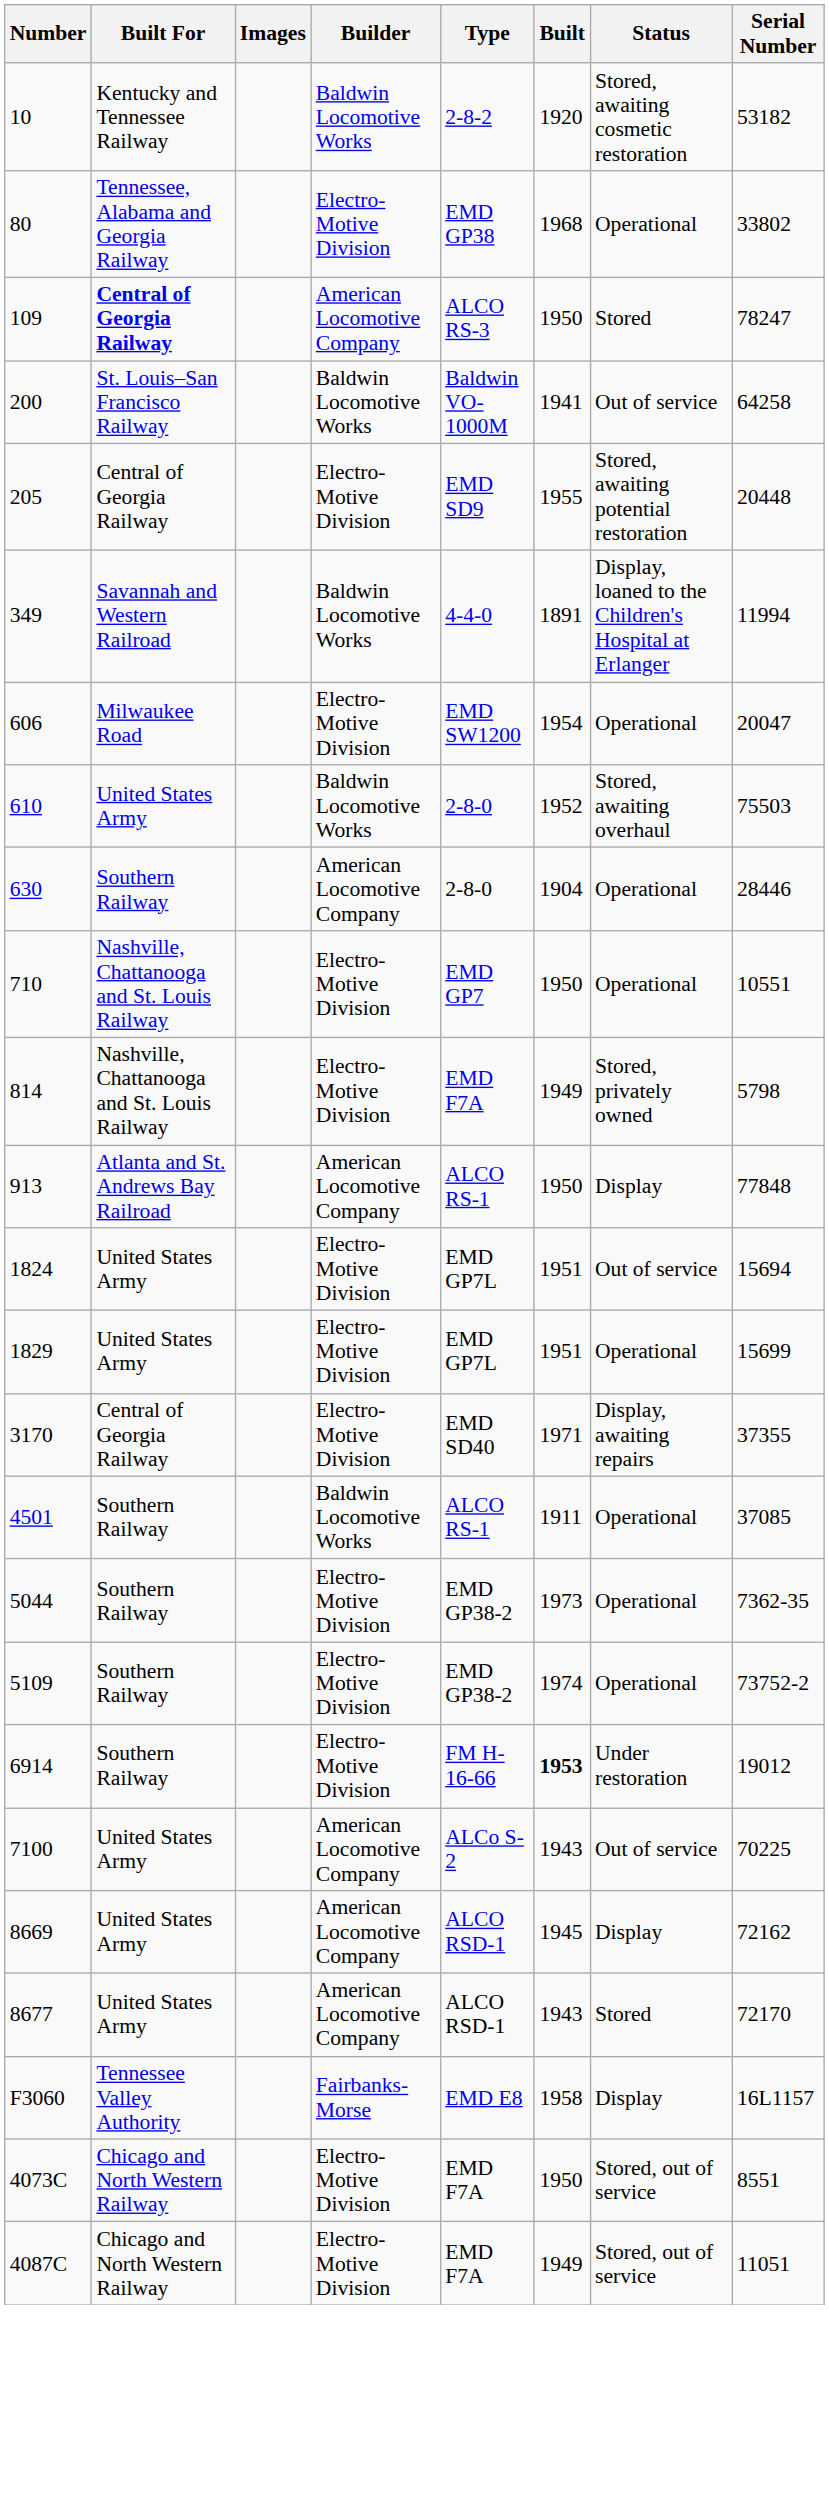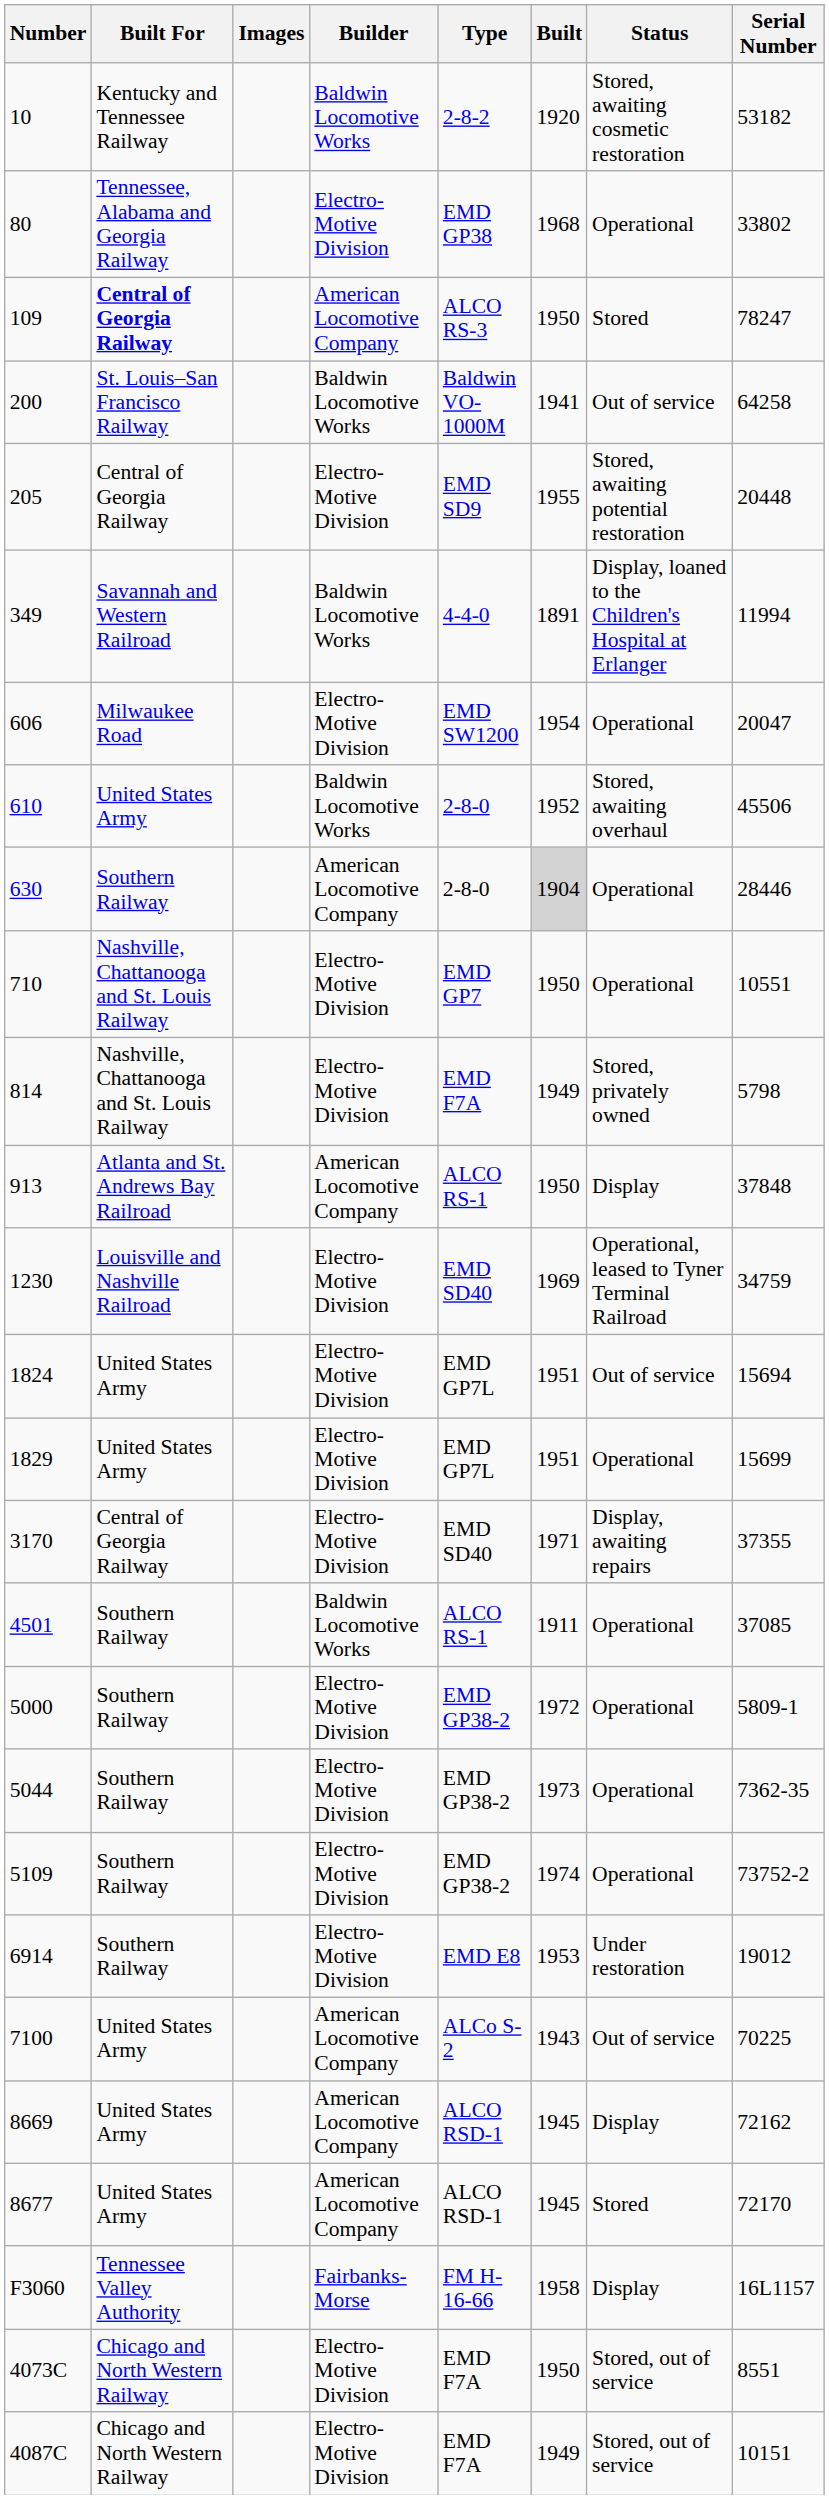(764, 805) 75503 -> (764, 805) 45506
(561, 888) no background -> (558, 888) lightgrey background
(764, 1186) 77848 -> (764, 1186) 37848
+ row: (31, 1281)
+ row: (31, 1707)
(475, 1765) FM H-16-66 -> (482, 1956) EMD E8
(561, 1765) bold -> (558, 1956) normal
(561, 2014) 1943 -> (558, 2204) 1945
(484, 2097) EMD E8 -> (473, 2287) FM H-16-66
(764, 2263) 11051 -> (764, 2453) 10151
